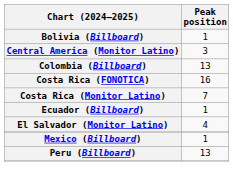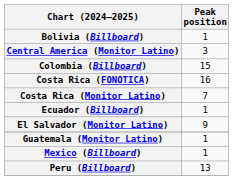(205, 66) 13 -> (205, 66) 15
(205, 124) 4 -> (205, 124) 9
+ row: (93, 139)
